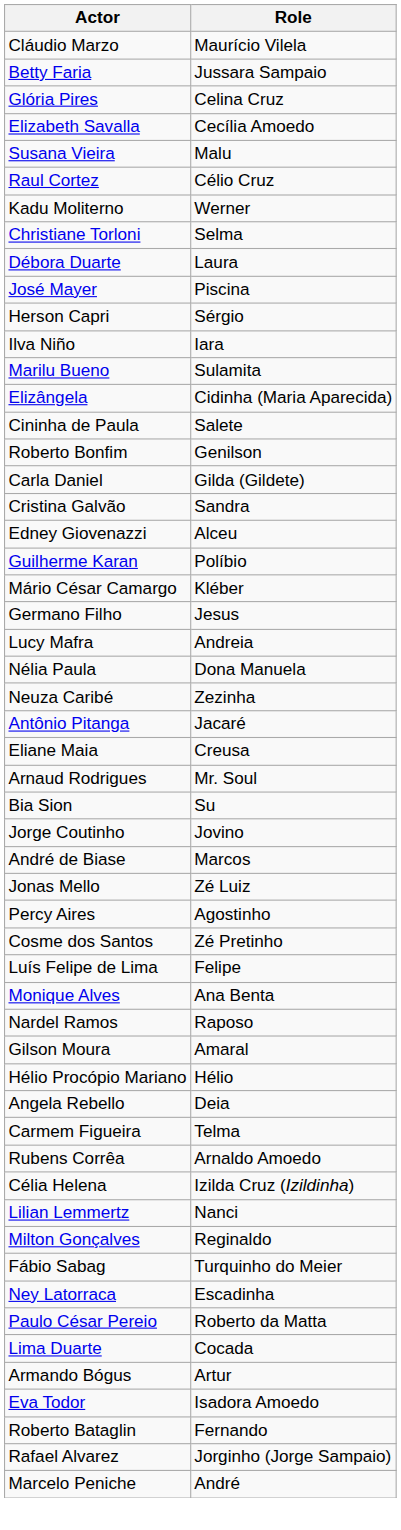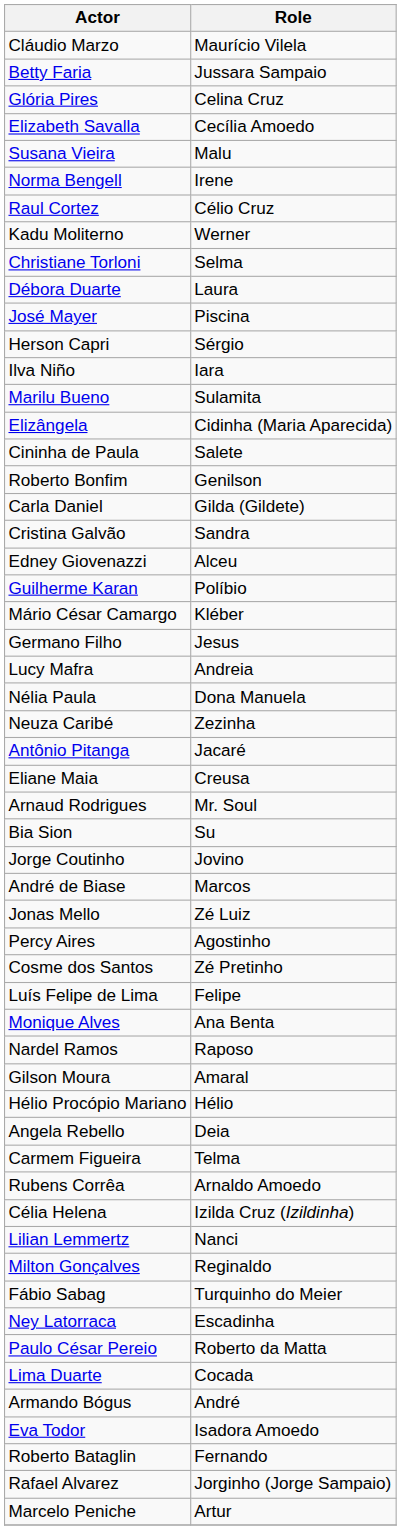+ row: (65, 180)
(213, 1375) Artur -> (217, 1402) André
(217, 1484) André -> (213, 1511) Artur
